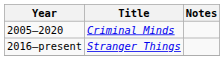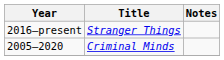rows swapped: (35, 30) <-> (44, 47)
